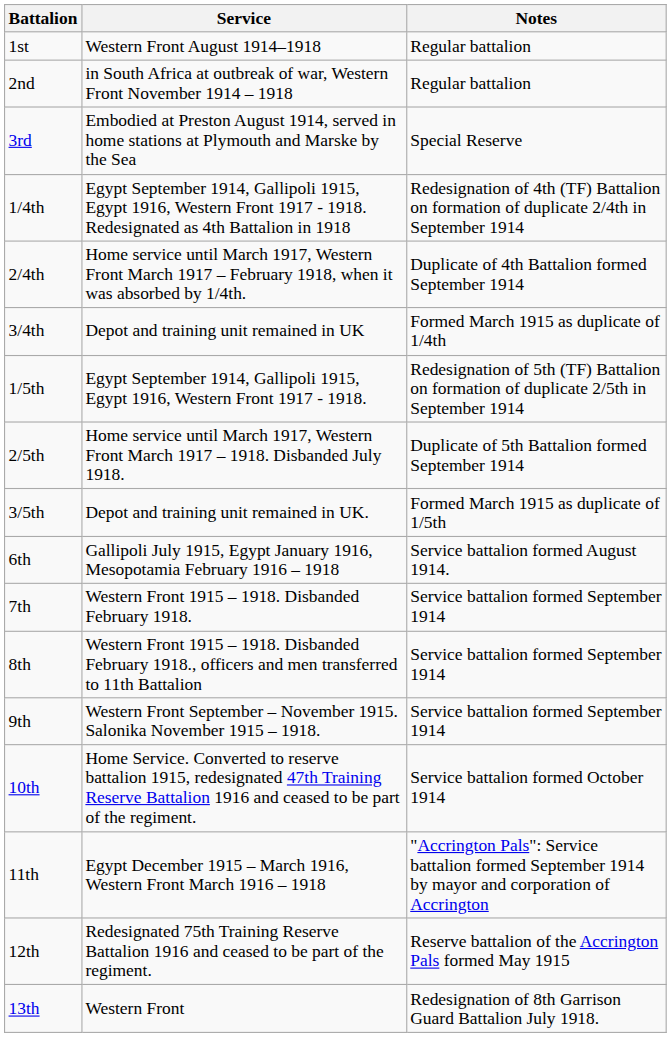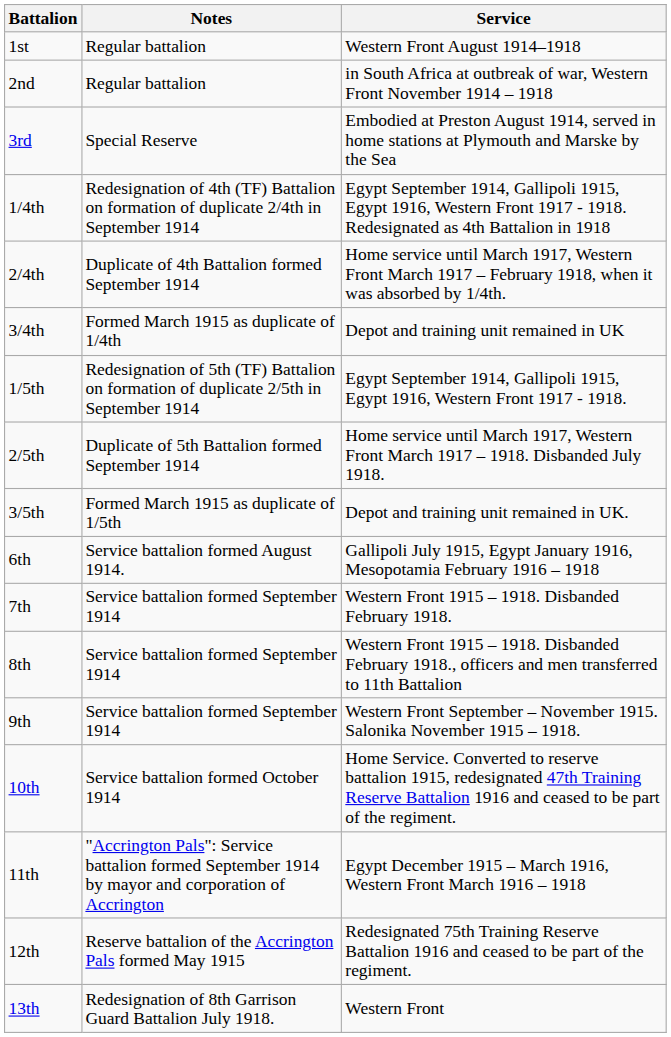columns swapped: (536, 18) <-> (244, 18)
